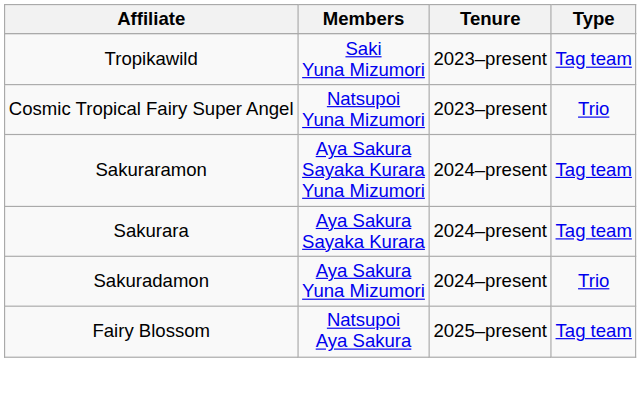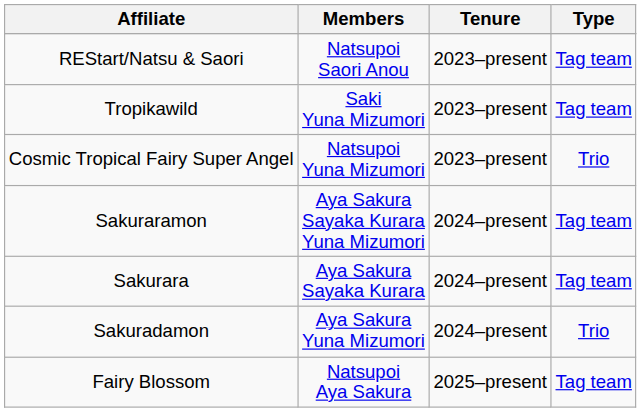+ row: (151, 59)
